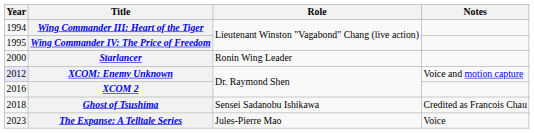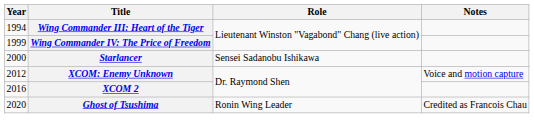(16, 43) 1995 -> (16, 43) 1999
(254, 58) Ronin Wing Leader -> (267, 58) Sensei Sadanobu Ishikawa
(16, 74) lavender background -> (16, 74) no background
(16, 105) 2018 -> (16, 105) 2020
(267, 105) Sensei Sadanobu Ishikawa -> (254, 105) Ronin Wing Leader
- row: (121, 120)
